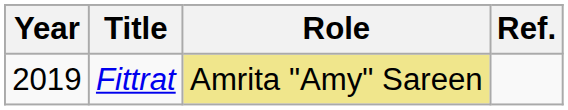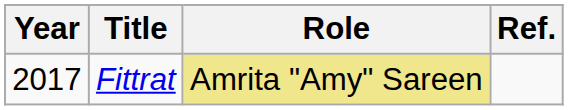(47, 78) 2019 -> (47, 78) 2017
